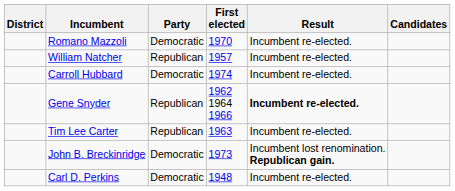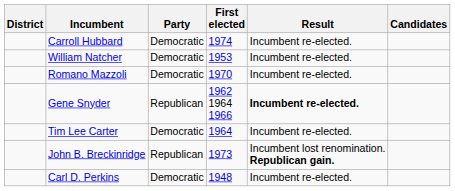rows swapped: (85, 74) <-> (87, 41)
(177, 58) Republican -> (177, 58) Democratic
(220, 58) 1957 -> (220, 58) 1953
(177, 132) Republican -> (177, 132) Democratic
(220, 132) 1963 -> (220, 132) 1964
(177, 154) Democratic -> (177, 154) Republican
